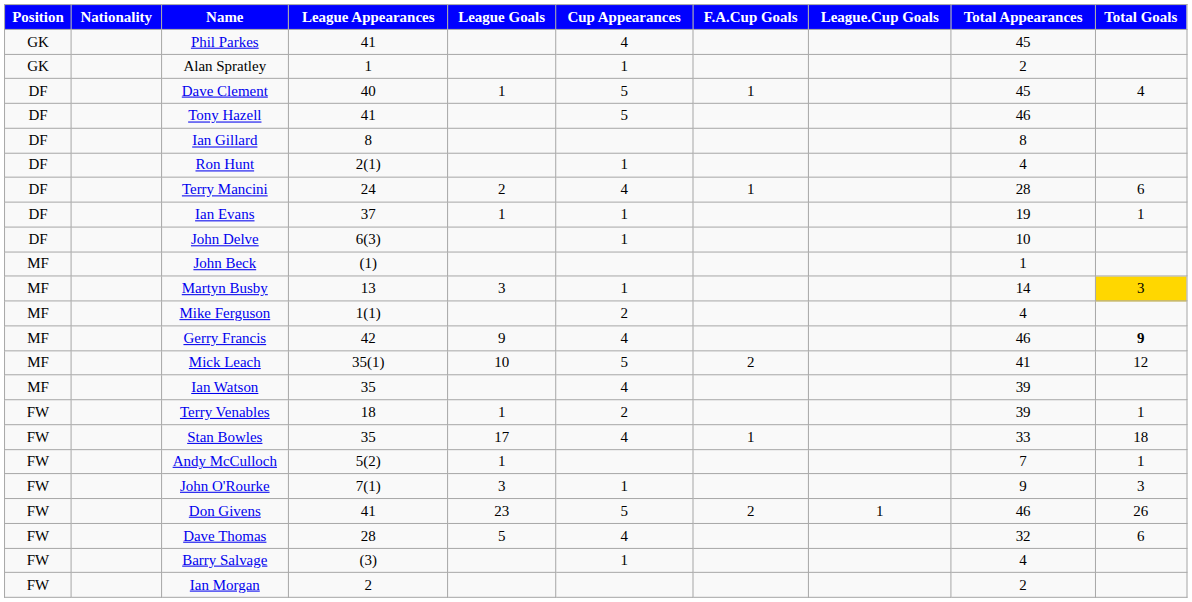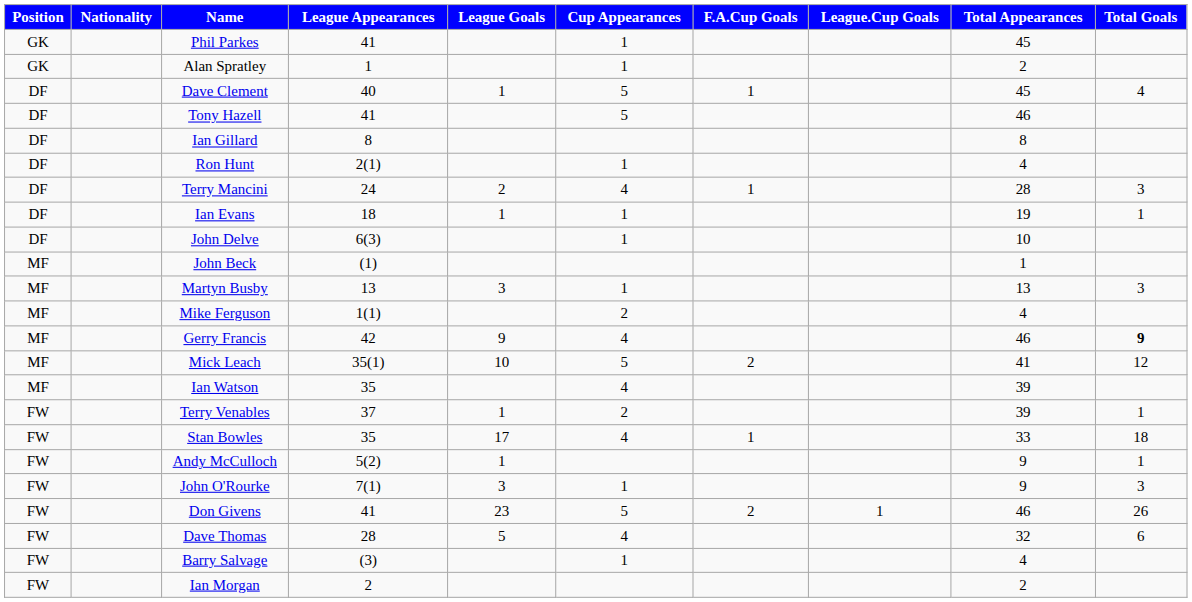(624, 41) 4 -> (624, 41) 1
(1141, 190) 6 -> (1141, 190) 3
(368, 214) 37 -> (368, 214) 18
(1023, 288) 14 -> (1023, 288) 13
(1141, 288) gold background -> (1141, 288) no background
(368, 412) 18 -> (368, 412) 37
(1023, 461) 7 -> (1023, 461) 9
